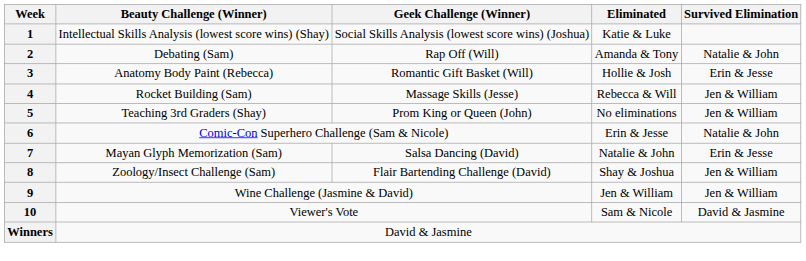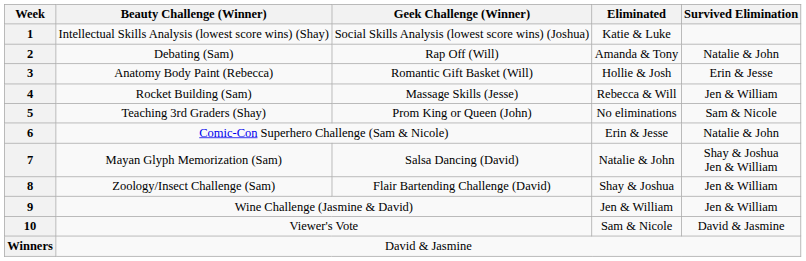(741, 113) Jen & William -> (741, 113) Sam & Nicole
(741, 152) Erin & Jesse -> (741, 159) Shay & Joshua Jen & William
